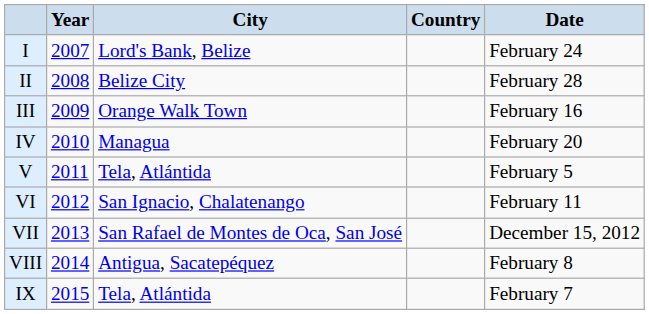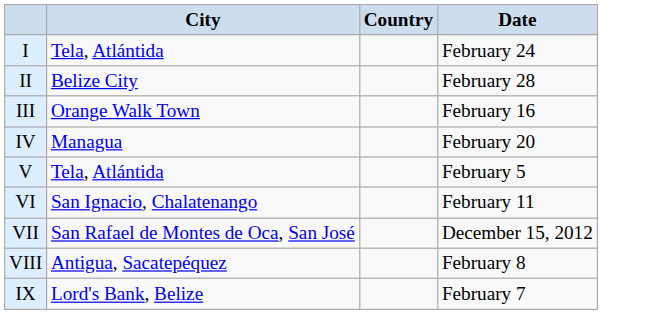- column: (70, 19)
(174, 50) Lord's Bank, Belize -> (107, 50) Tela, Atlántida
(155, 293) Tela, Atlántida -> (127, 293) Lord's Bank, Belize
